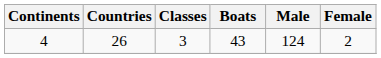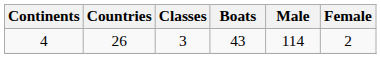(293, 41) 124 -> (293, 41) 114
